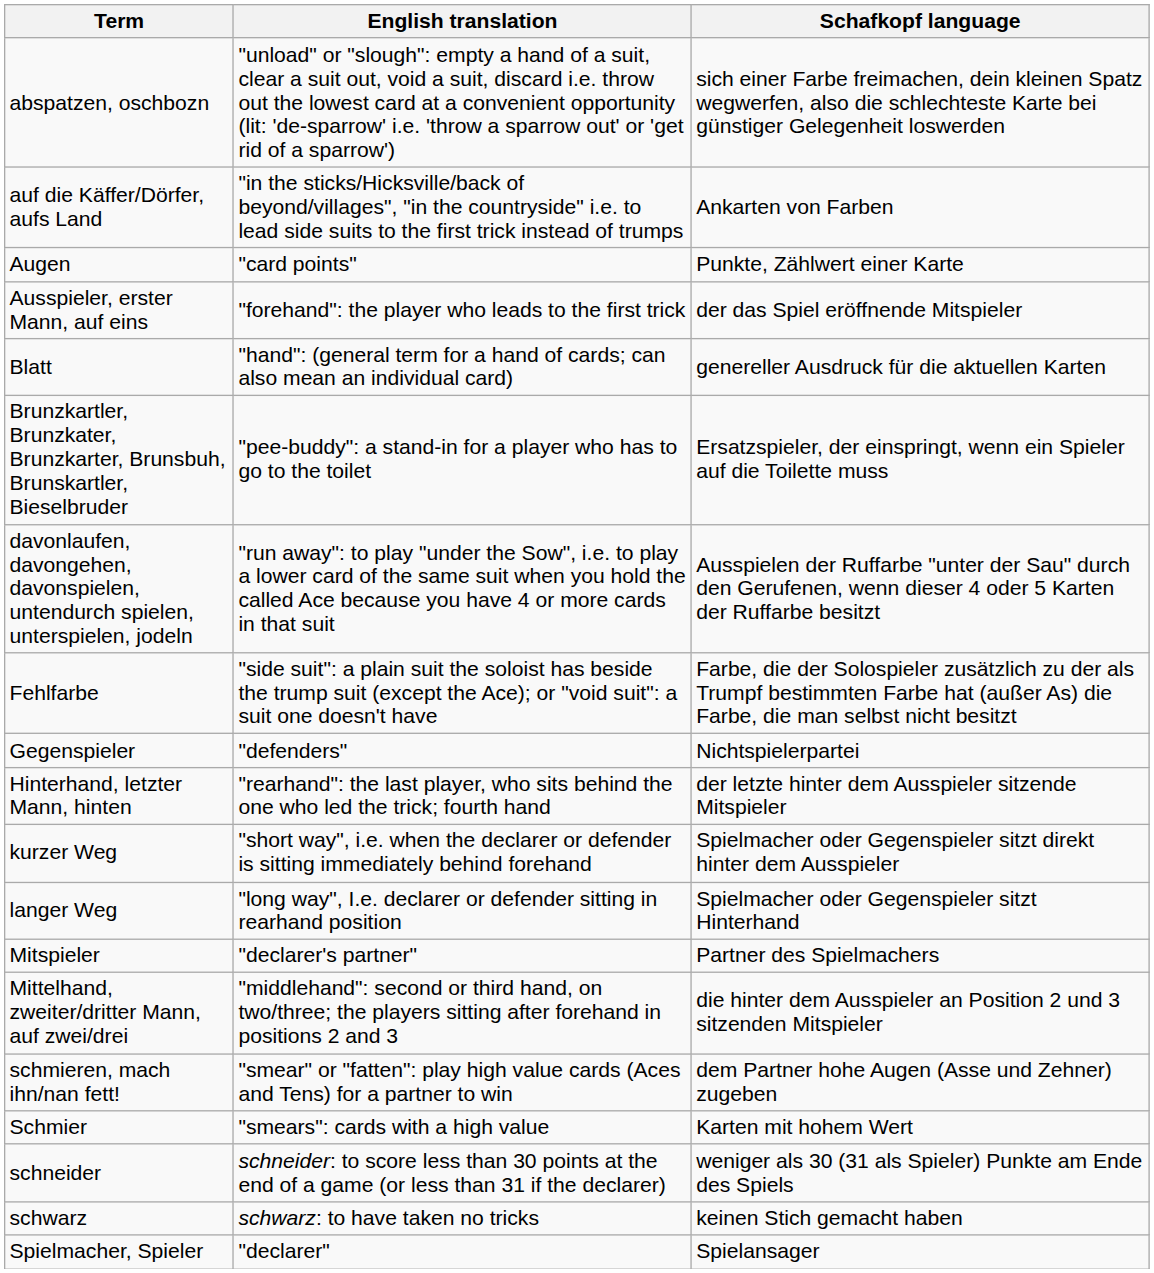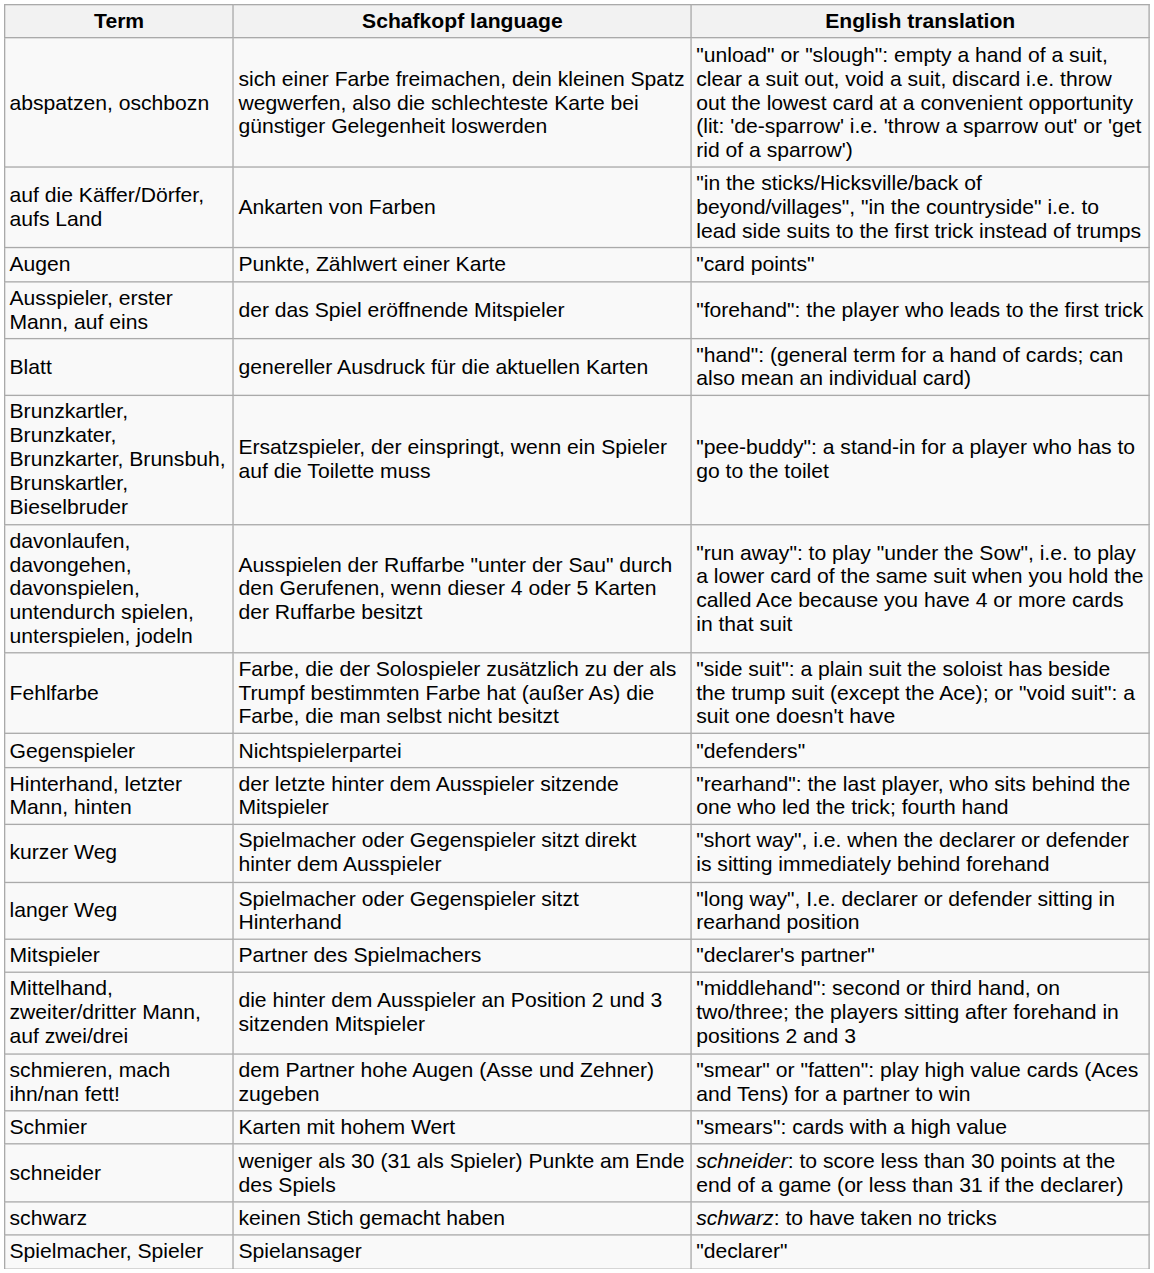columns swapped: (920, 21) <-> (462, 21)
